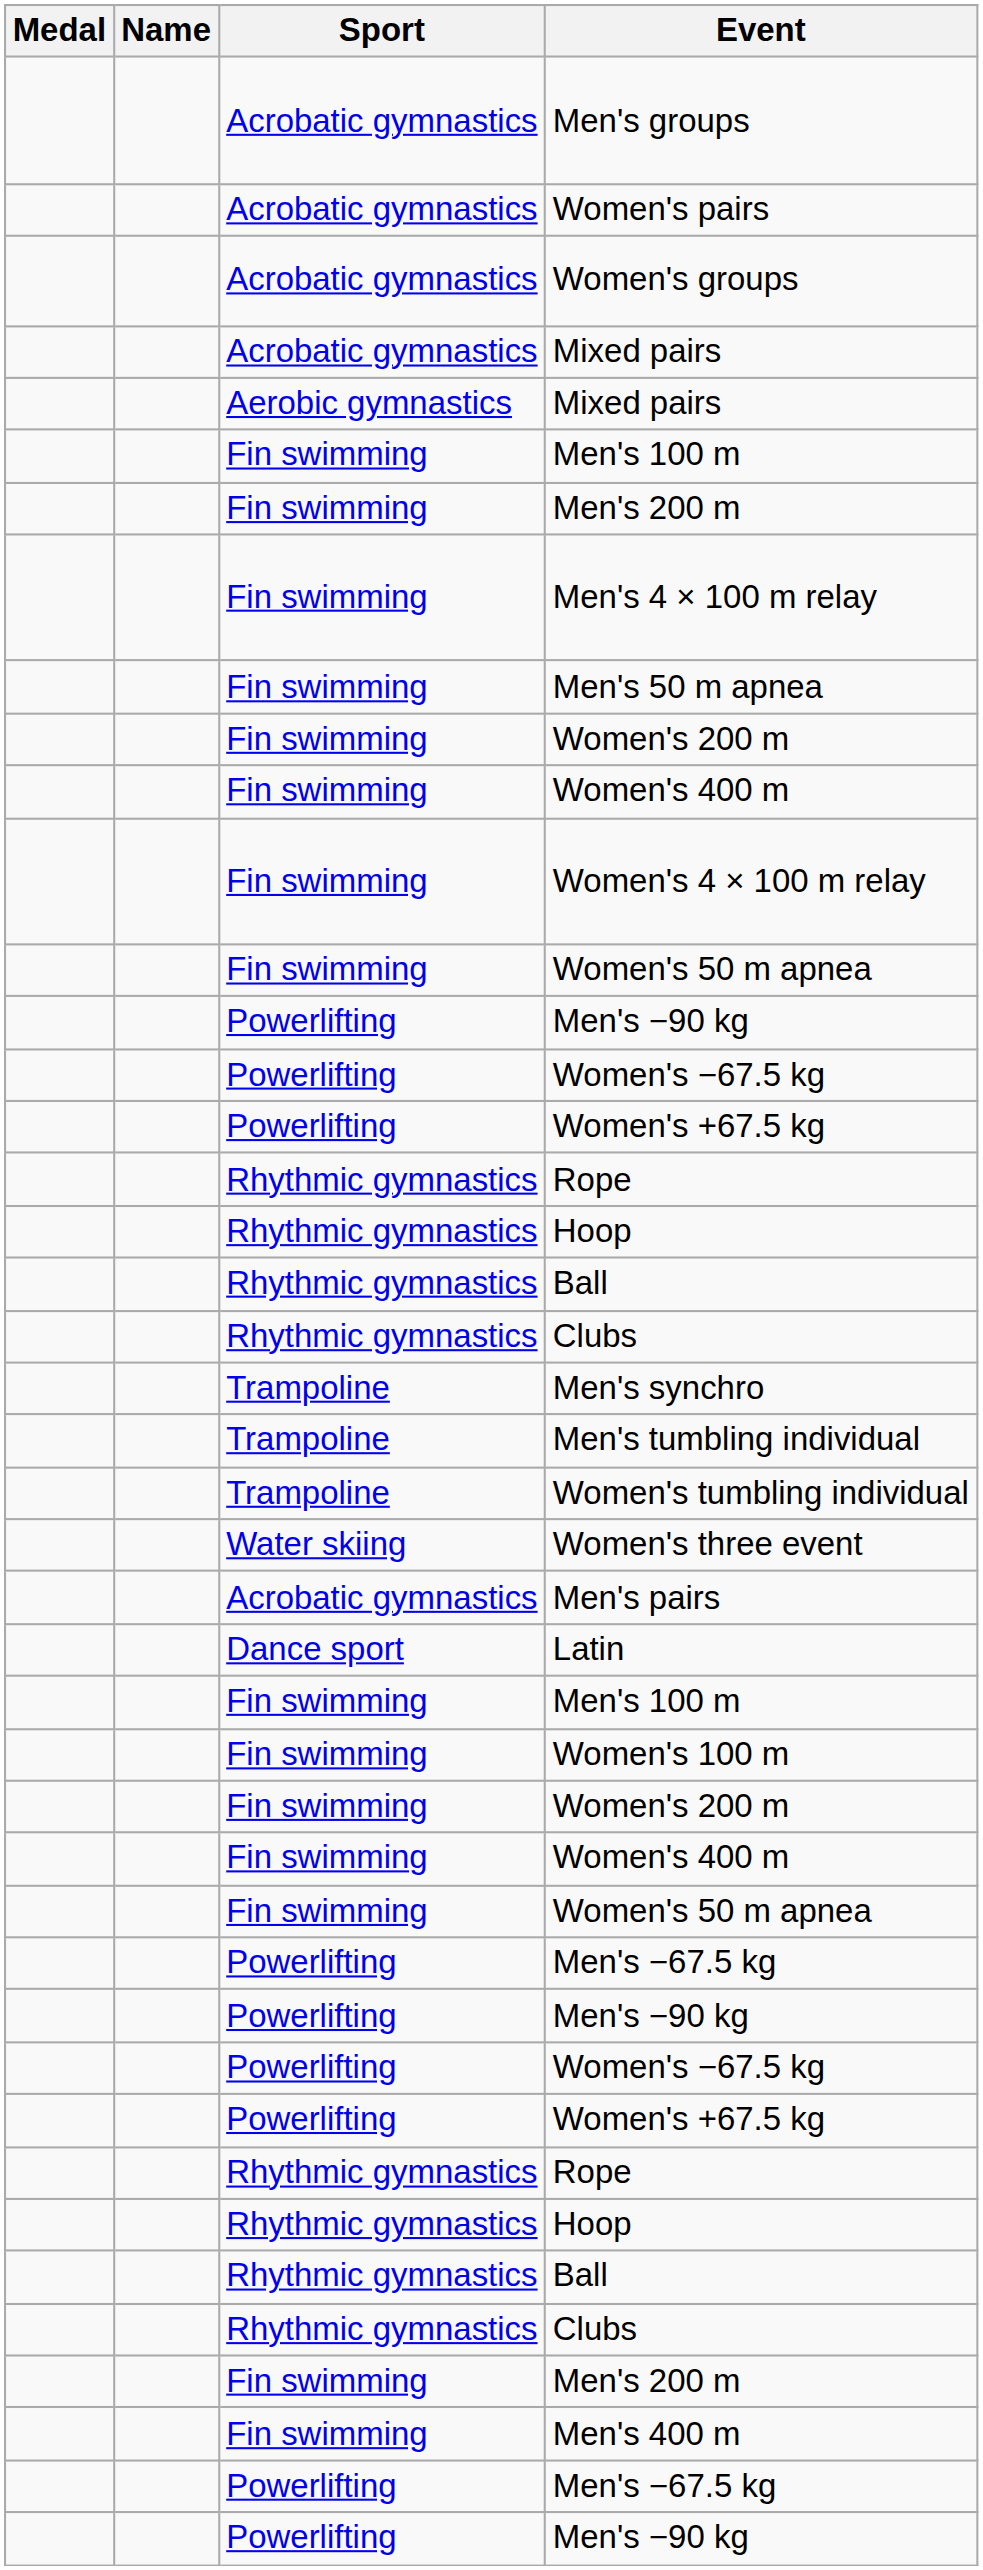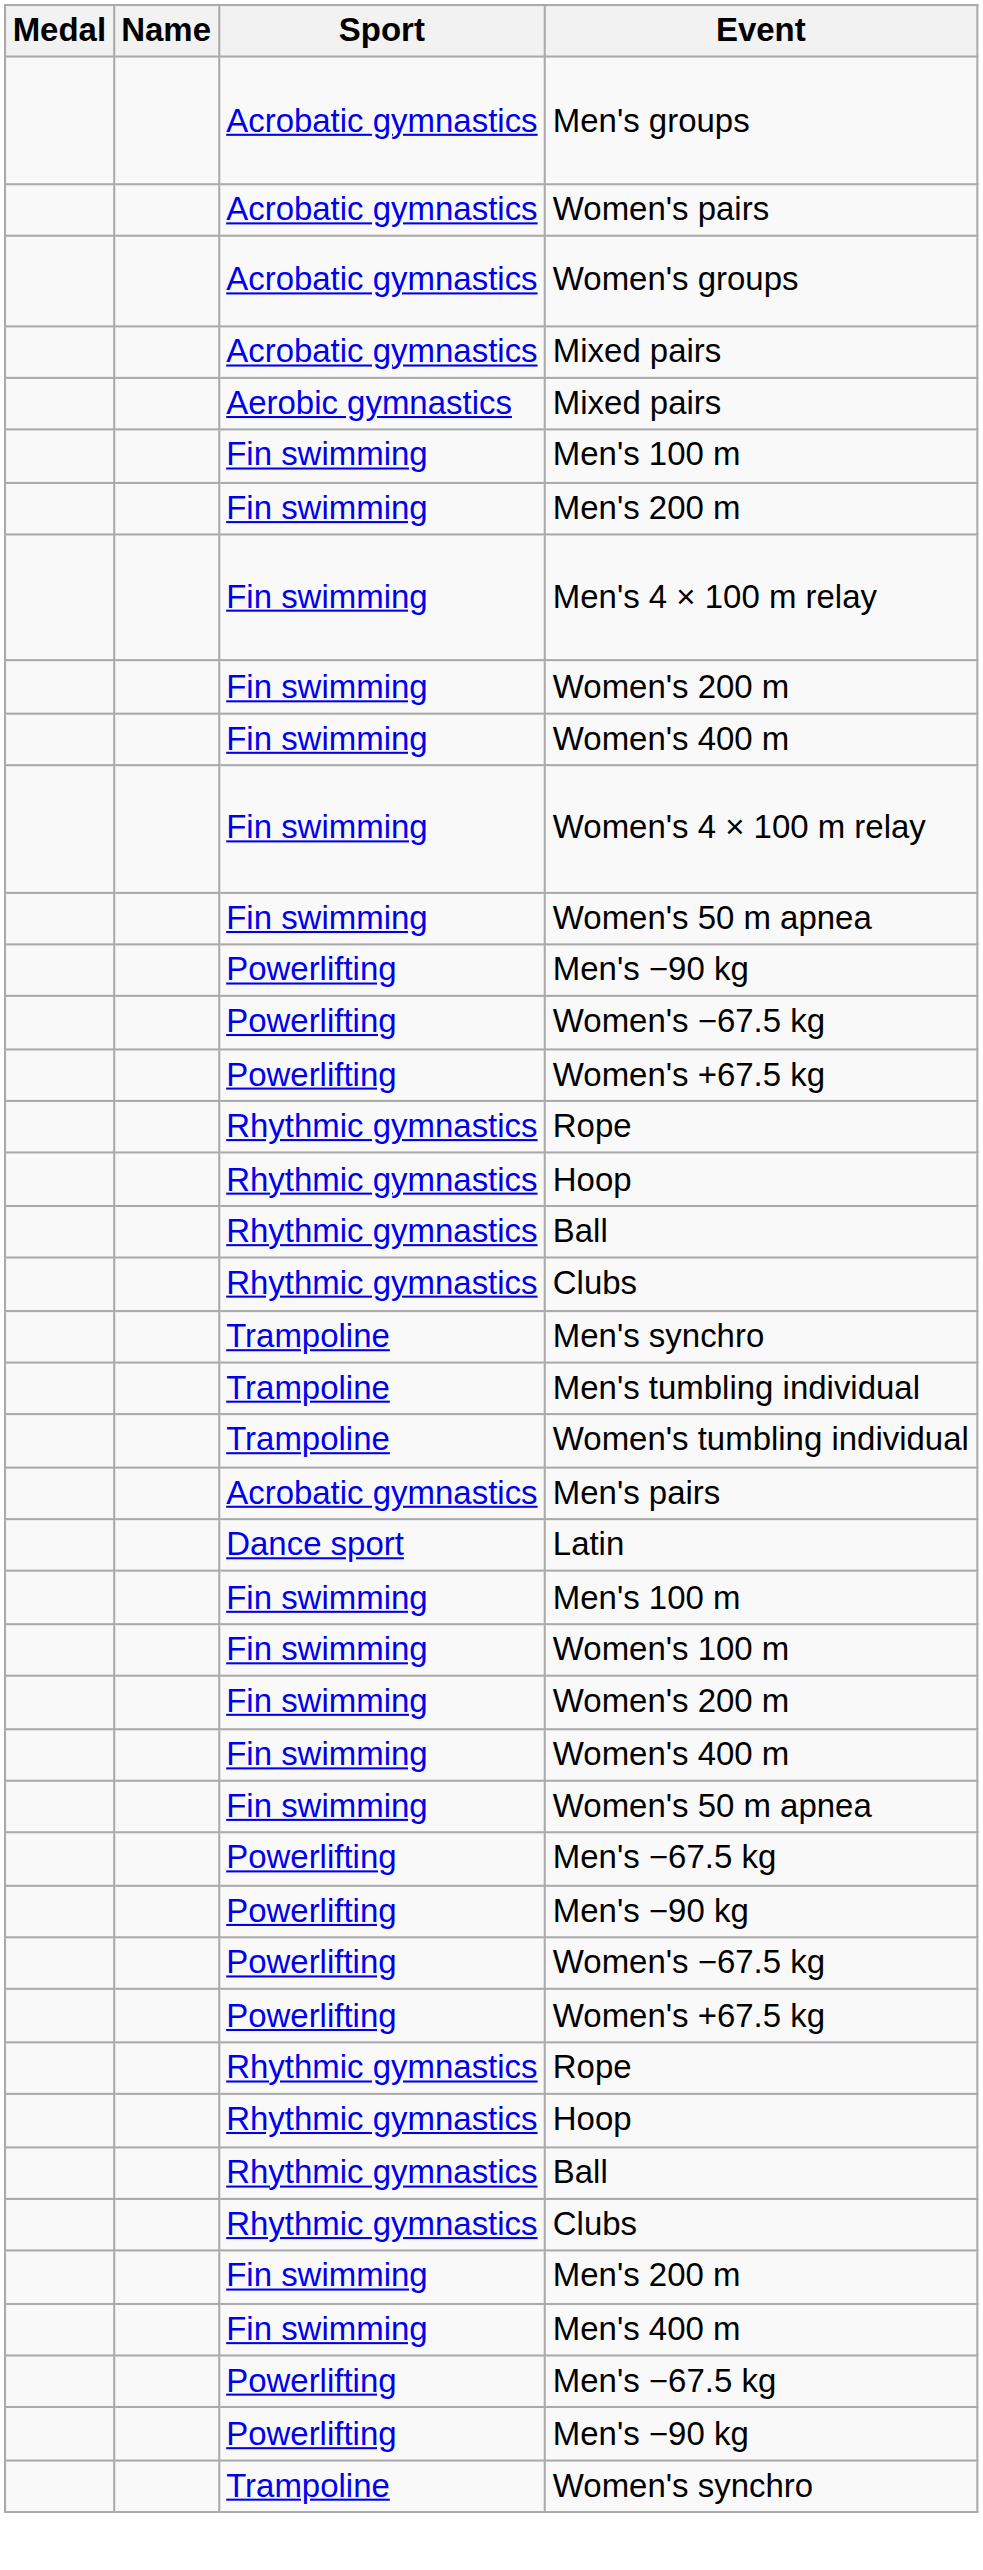- row: (327, 686)
- row: (316, 1544)
+ row: (308, 2485)
